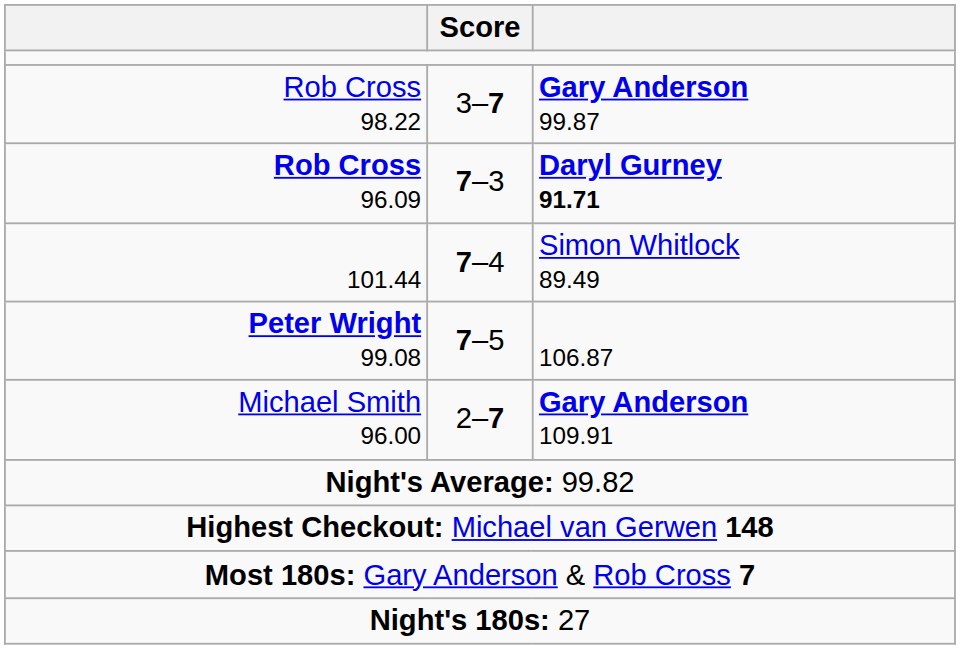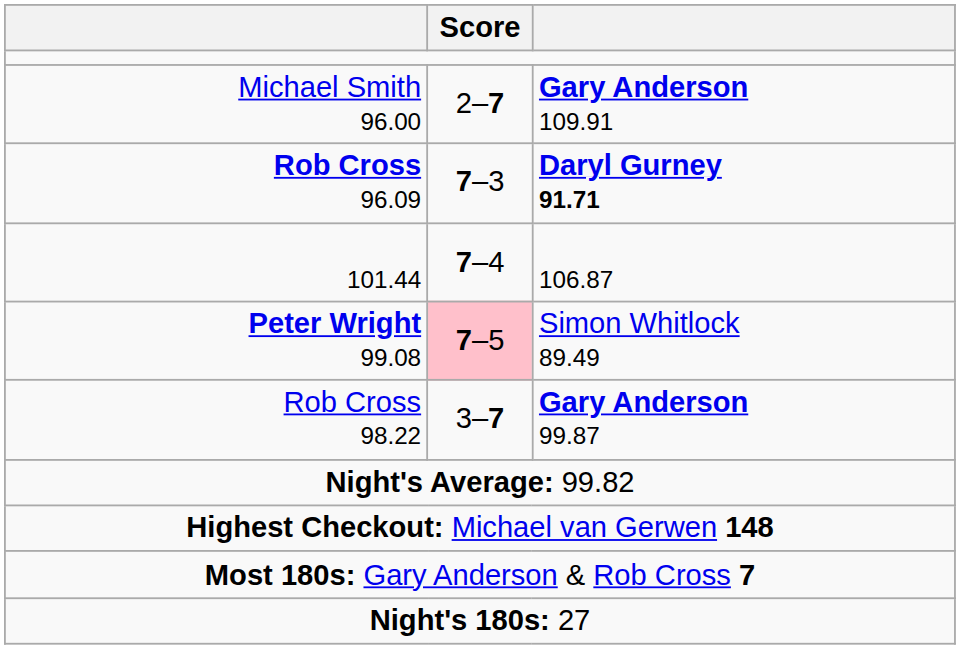rows swapped: (330, 419) <-> (352, 103)
(639, 261) Simon Whitlock 89.49 -> (576, 279) 106.87
(480, 340) no background -> (480, 340) pink background
(576, 358) 106.87 -> (639, 340) Simon Whitlock 89.49
